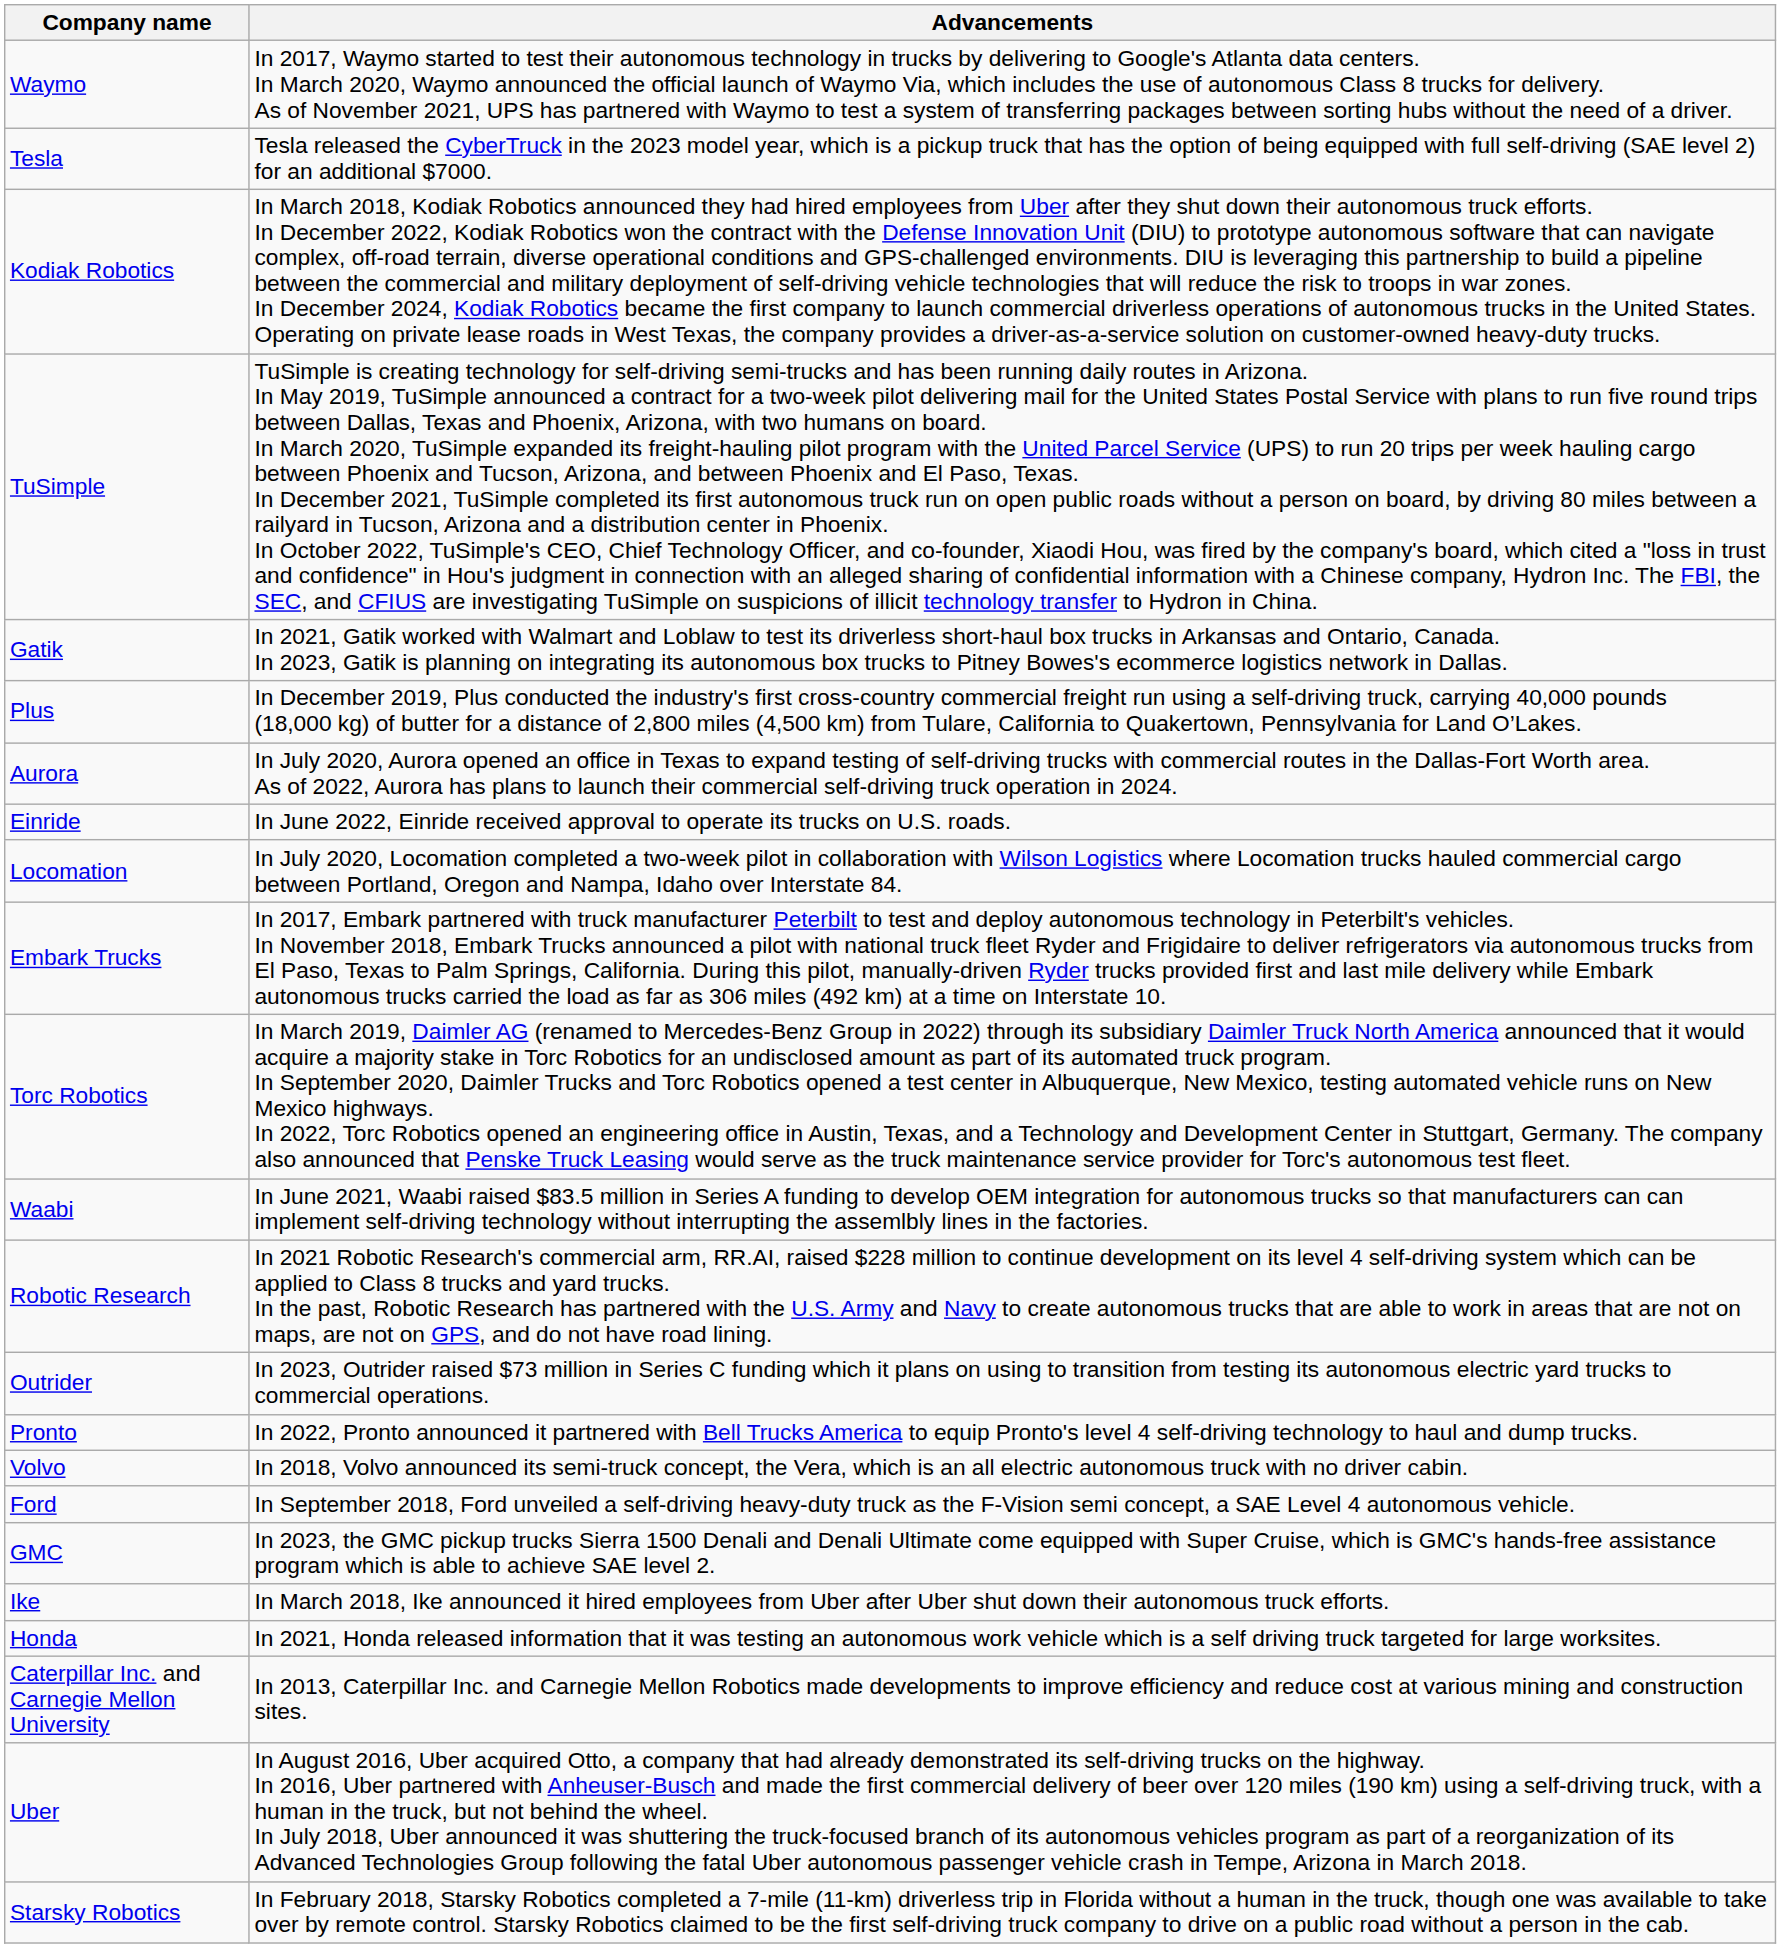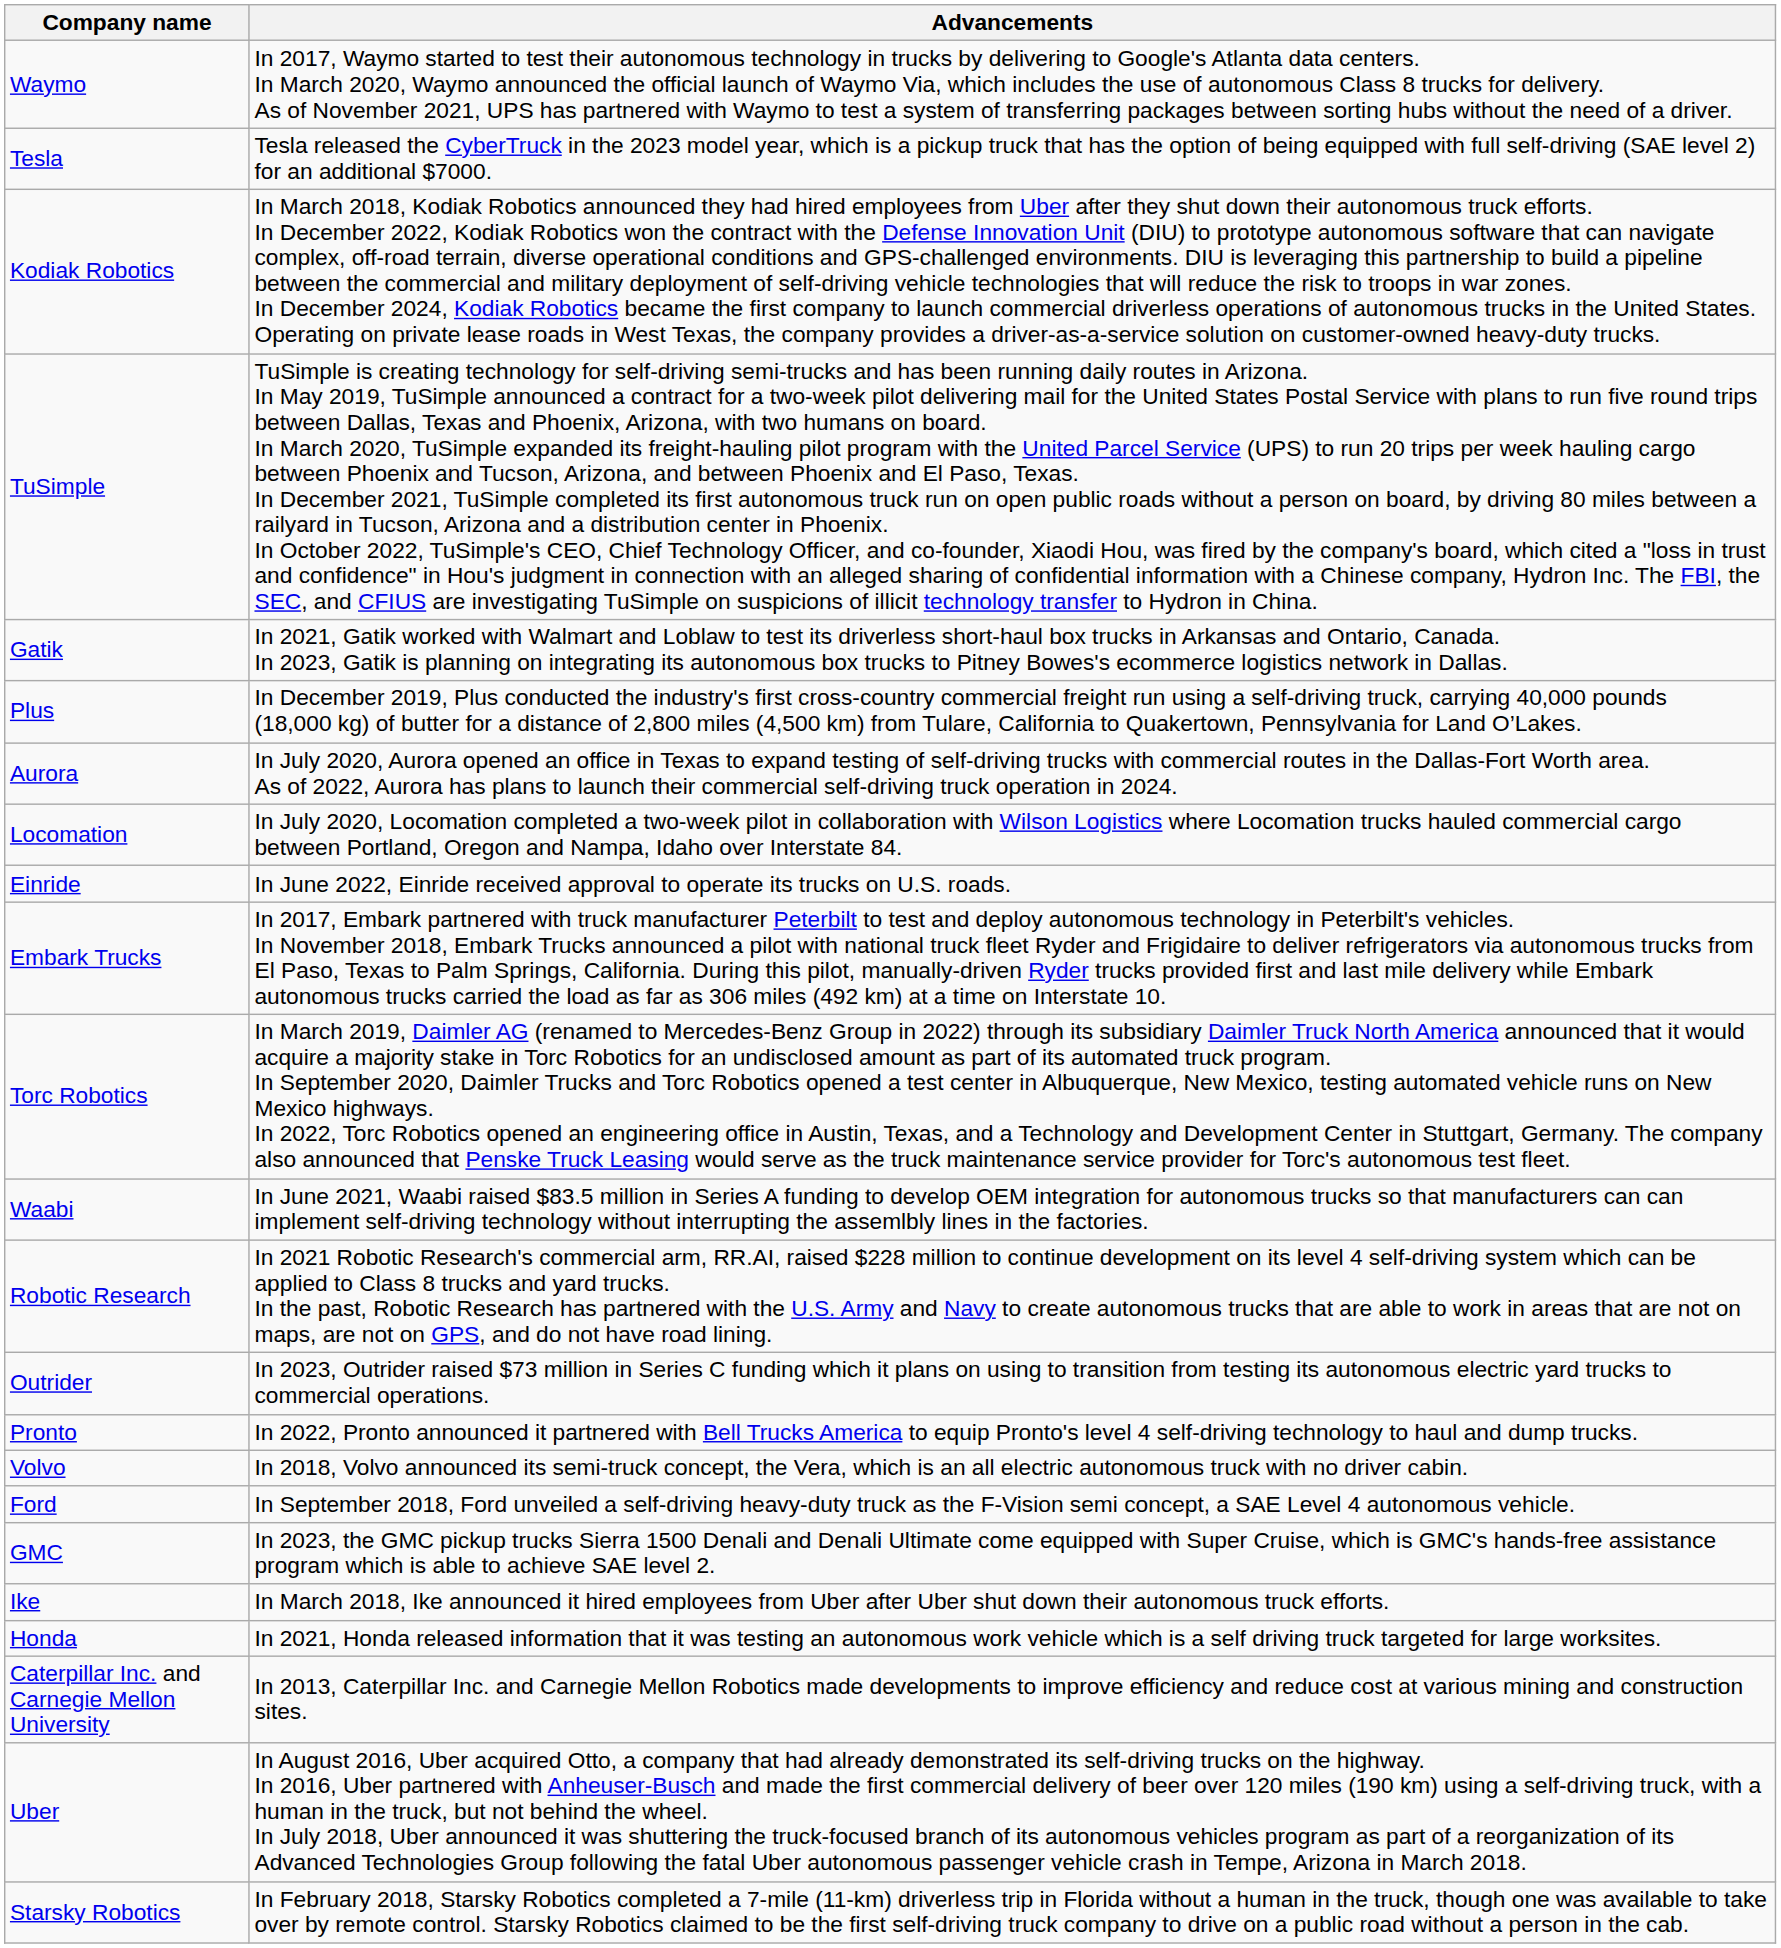rows swapped: (45, 821) <-> (69, 870)
